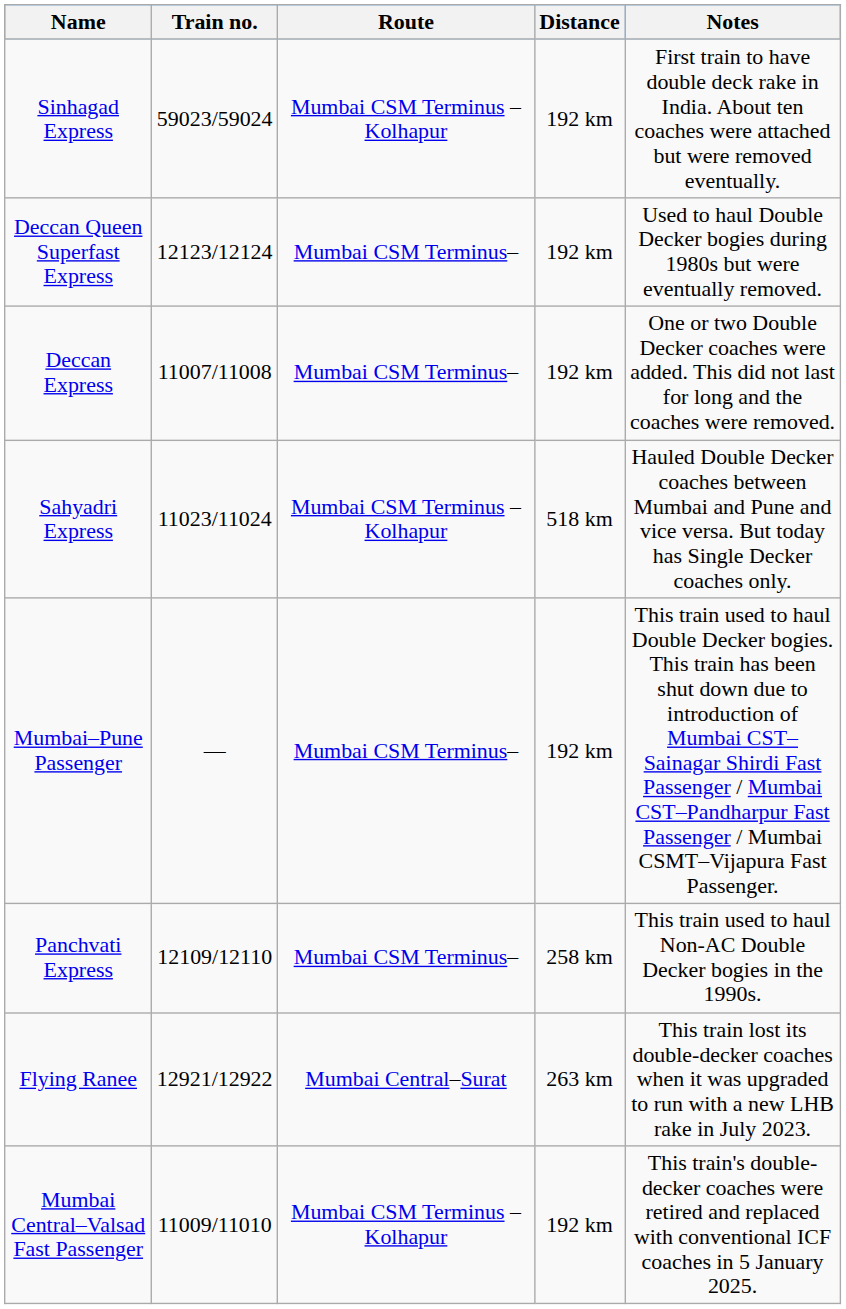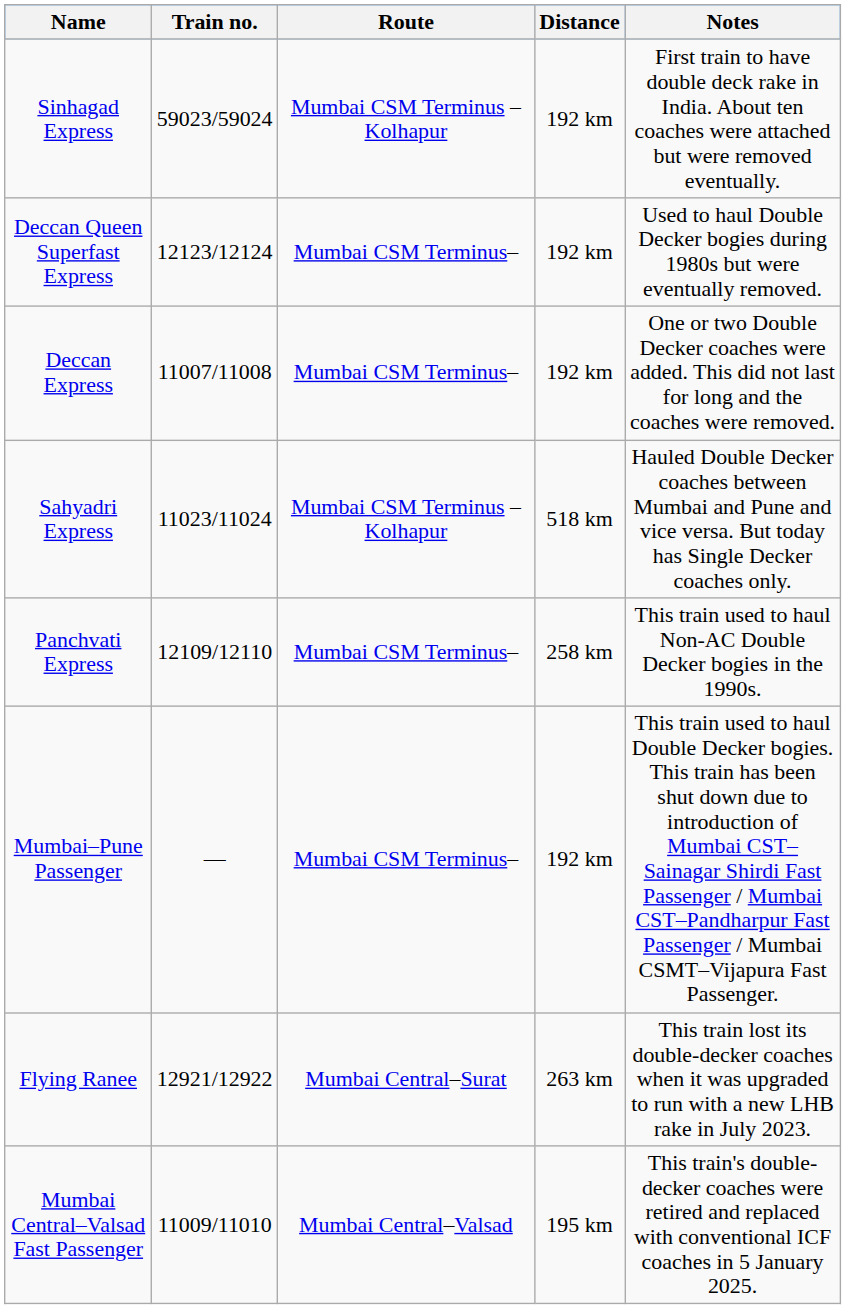rows swapped: (78, 957) <-> (78, 750)
(406, 1224) Mumbai CSM Terminus – Kolhapur -> (406, 1224) Mumbai Central–Valsad
(580, 1224) 192 km -> (580, 1224) 195 km
